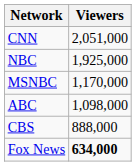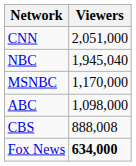(100, 60) 1,925,000 -> (100, 60) 1,945,040
(95, 127) 888,000 -> (95, 127) 888,008
